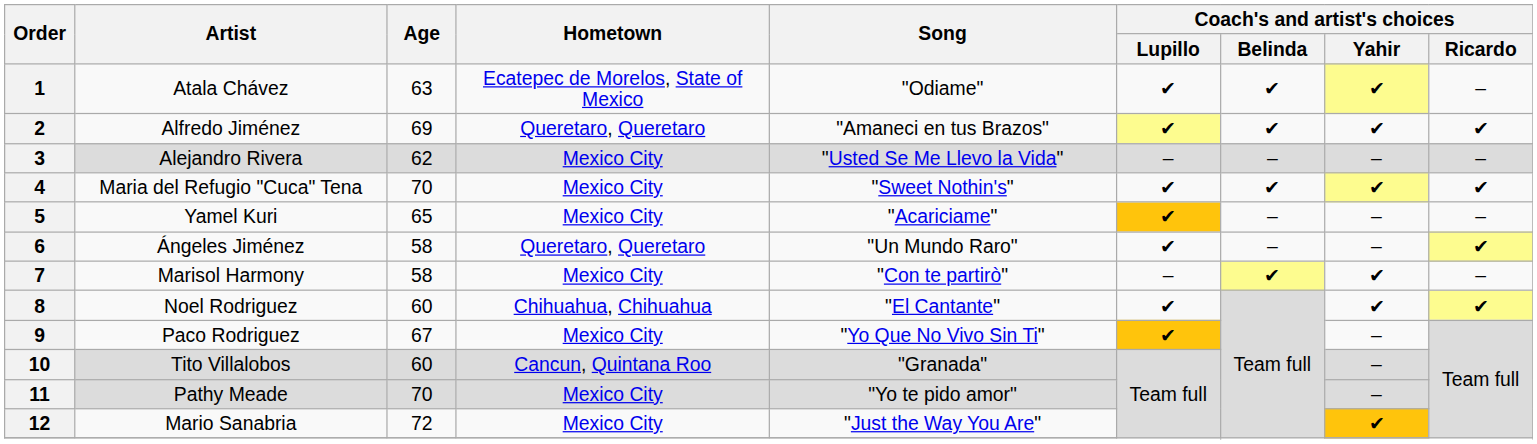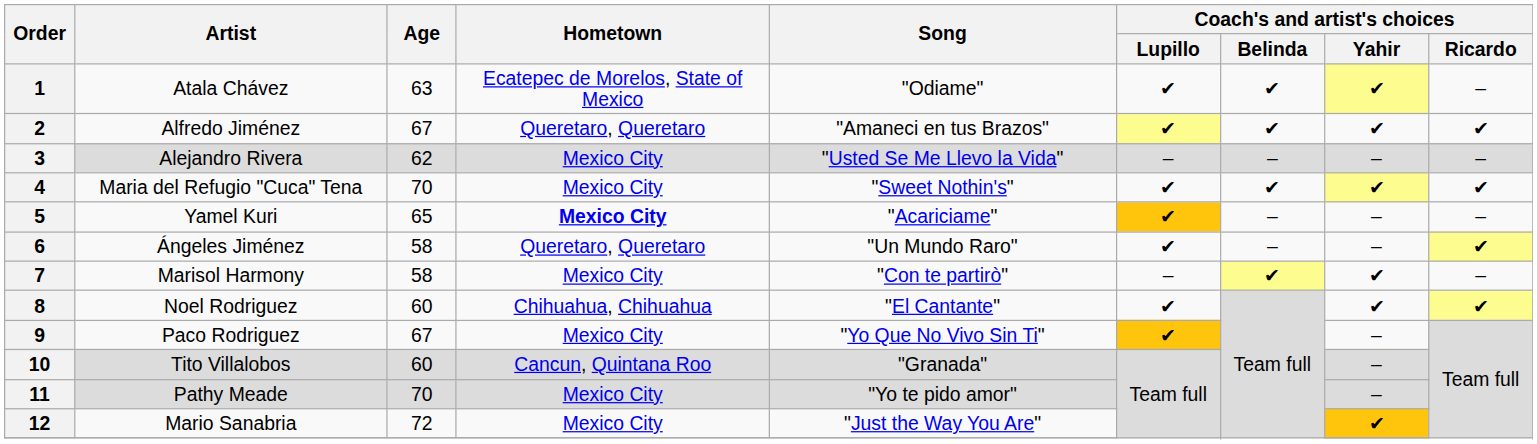(422, 128) 69 -> (422, 128) 67
(613, 217) normal -> (613, 217) bold
